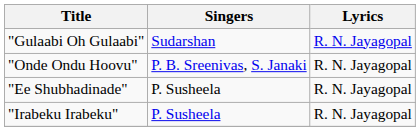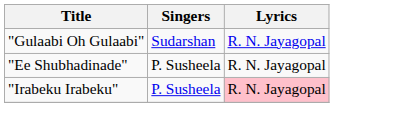- row: (73, 65)
(363, 114) no background -> (277, 89) pink background
